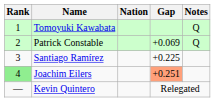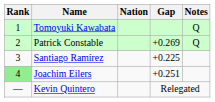(166, 43) +0.069 -> (166, 43) +0.269
(166, 74) lightsalmon background -> (166, 74) no background
